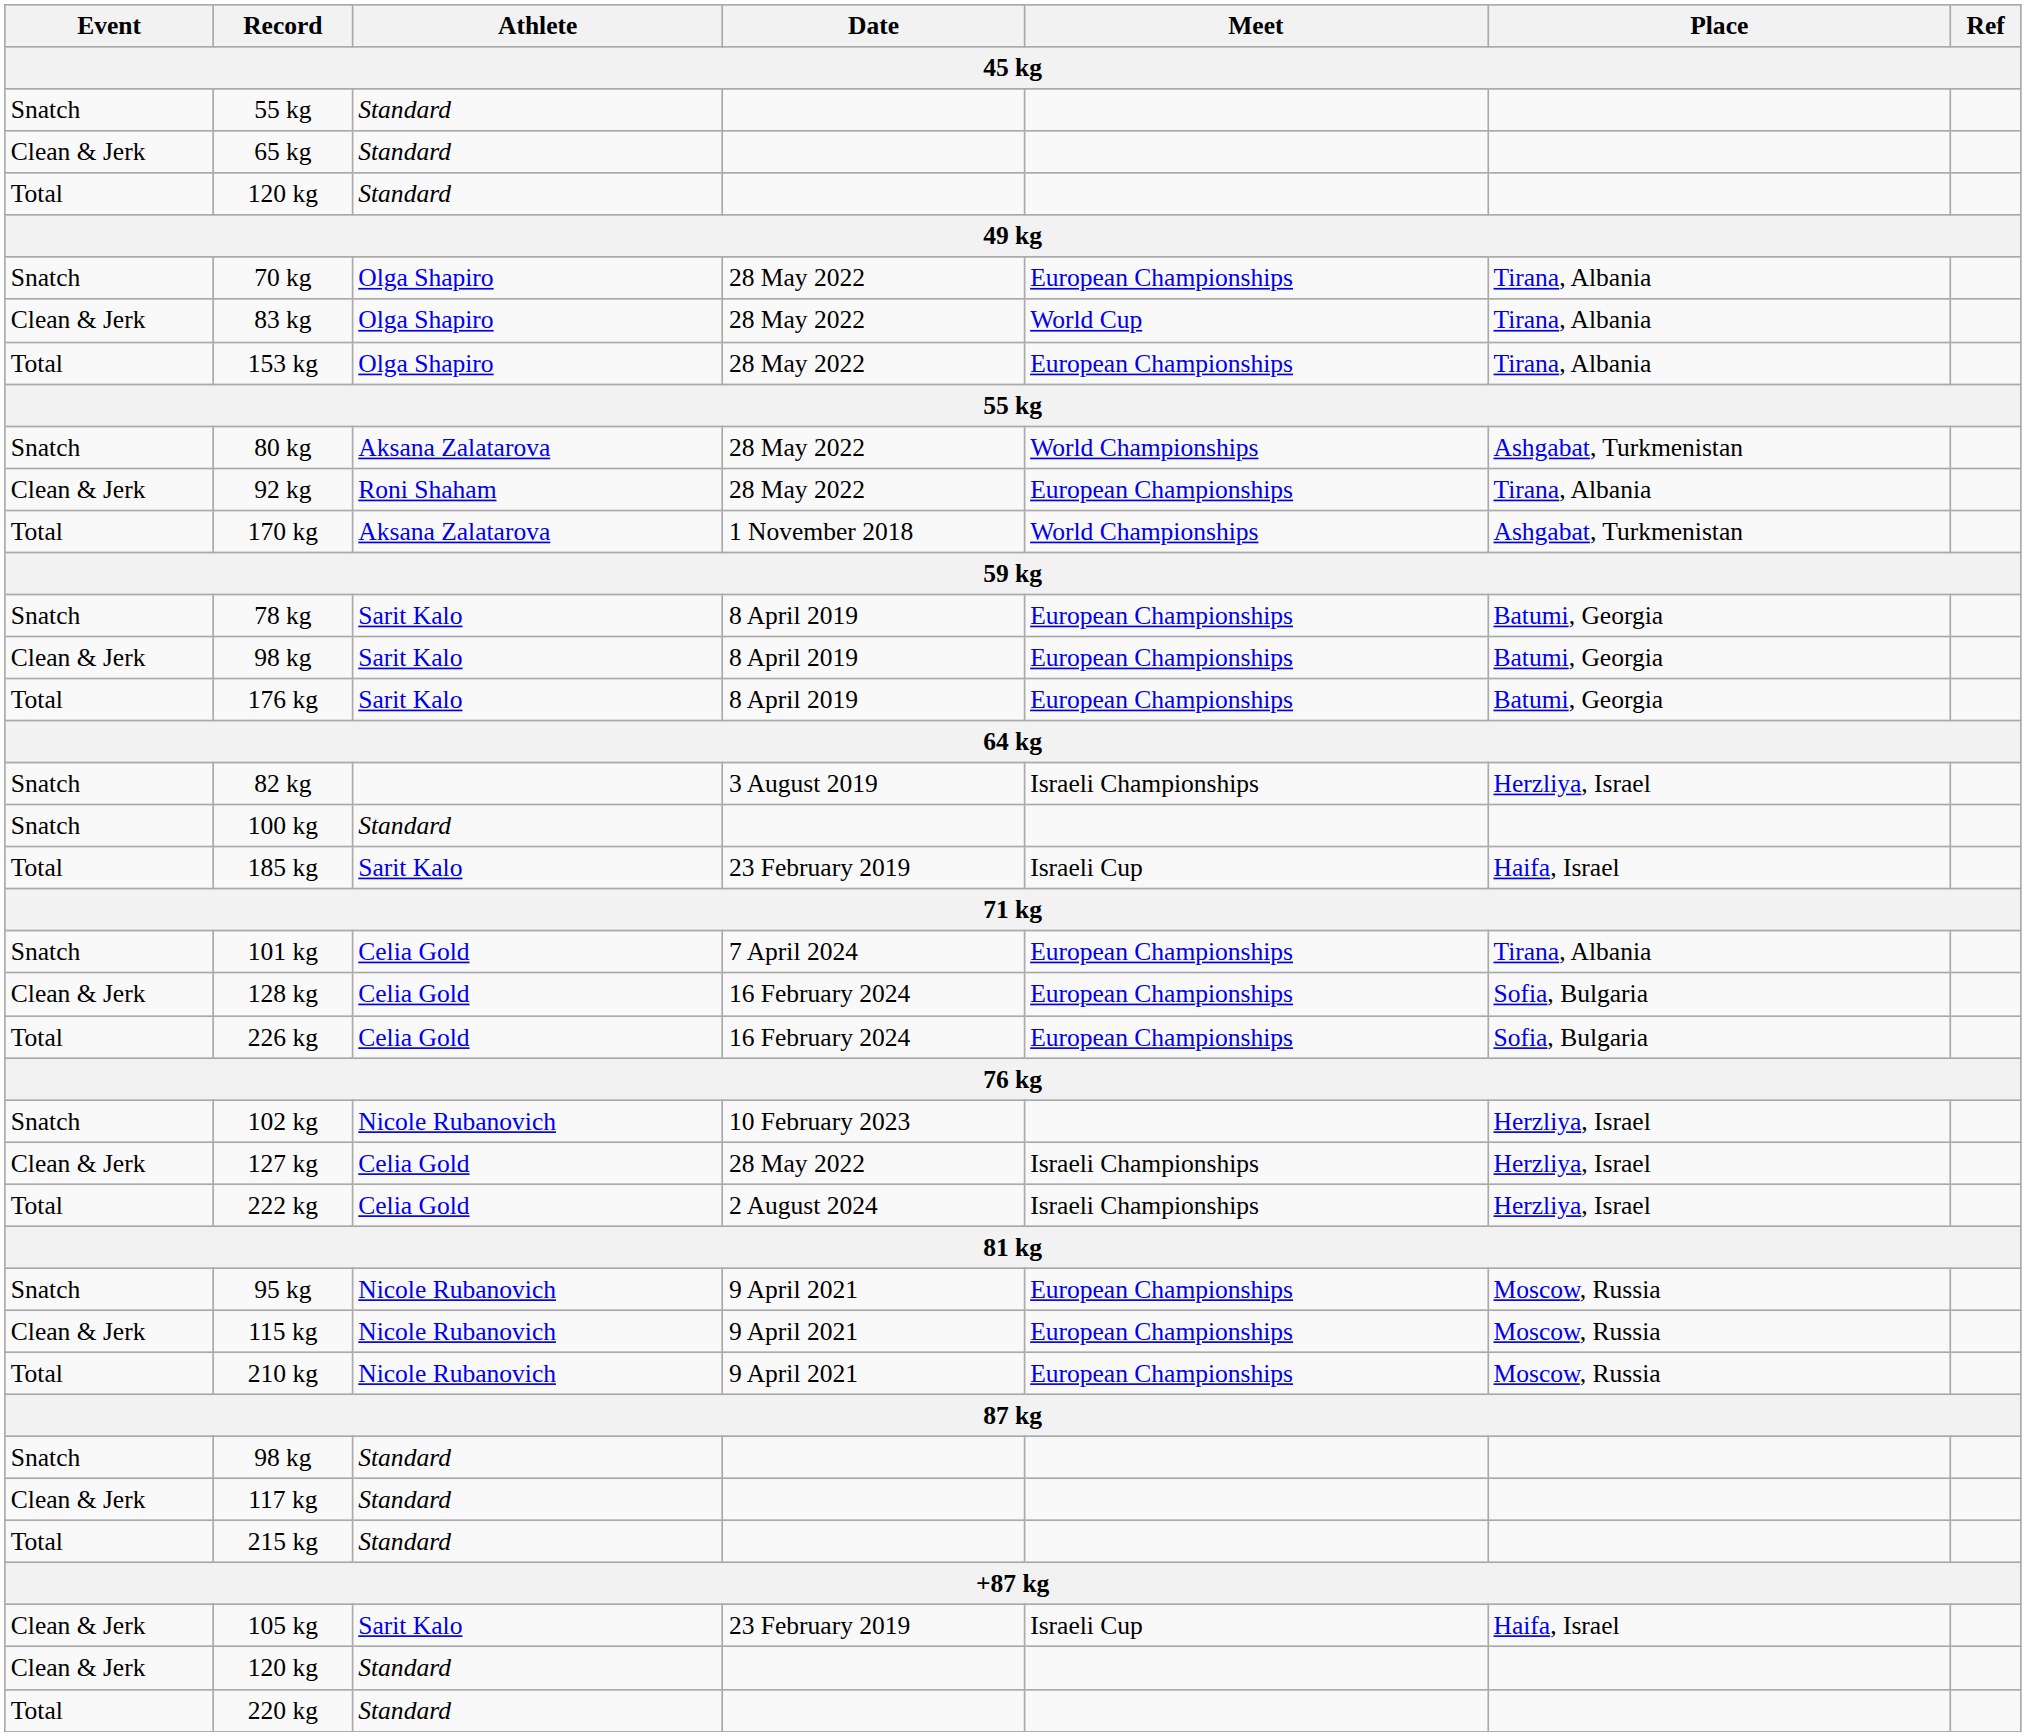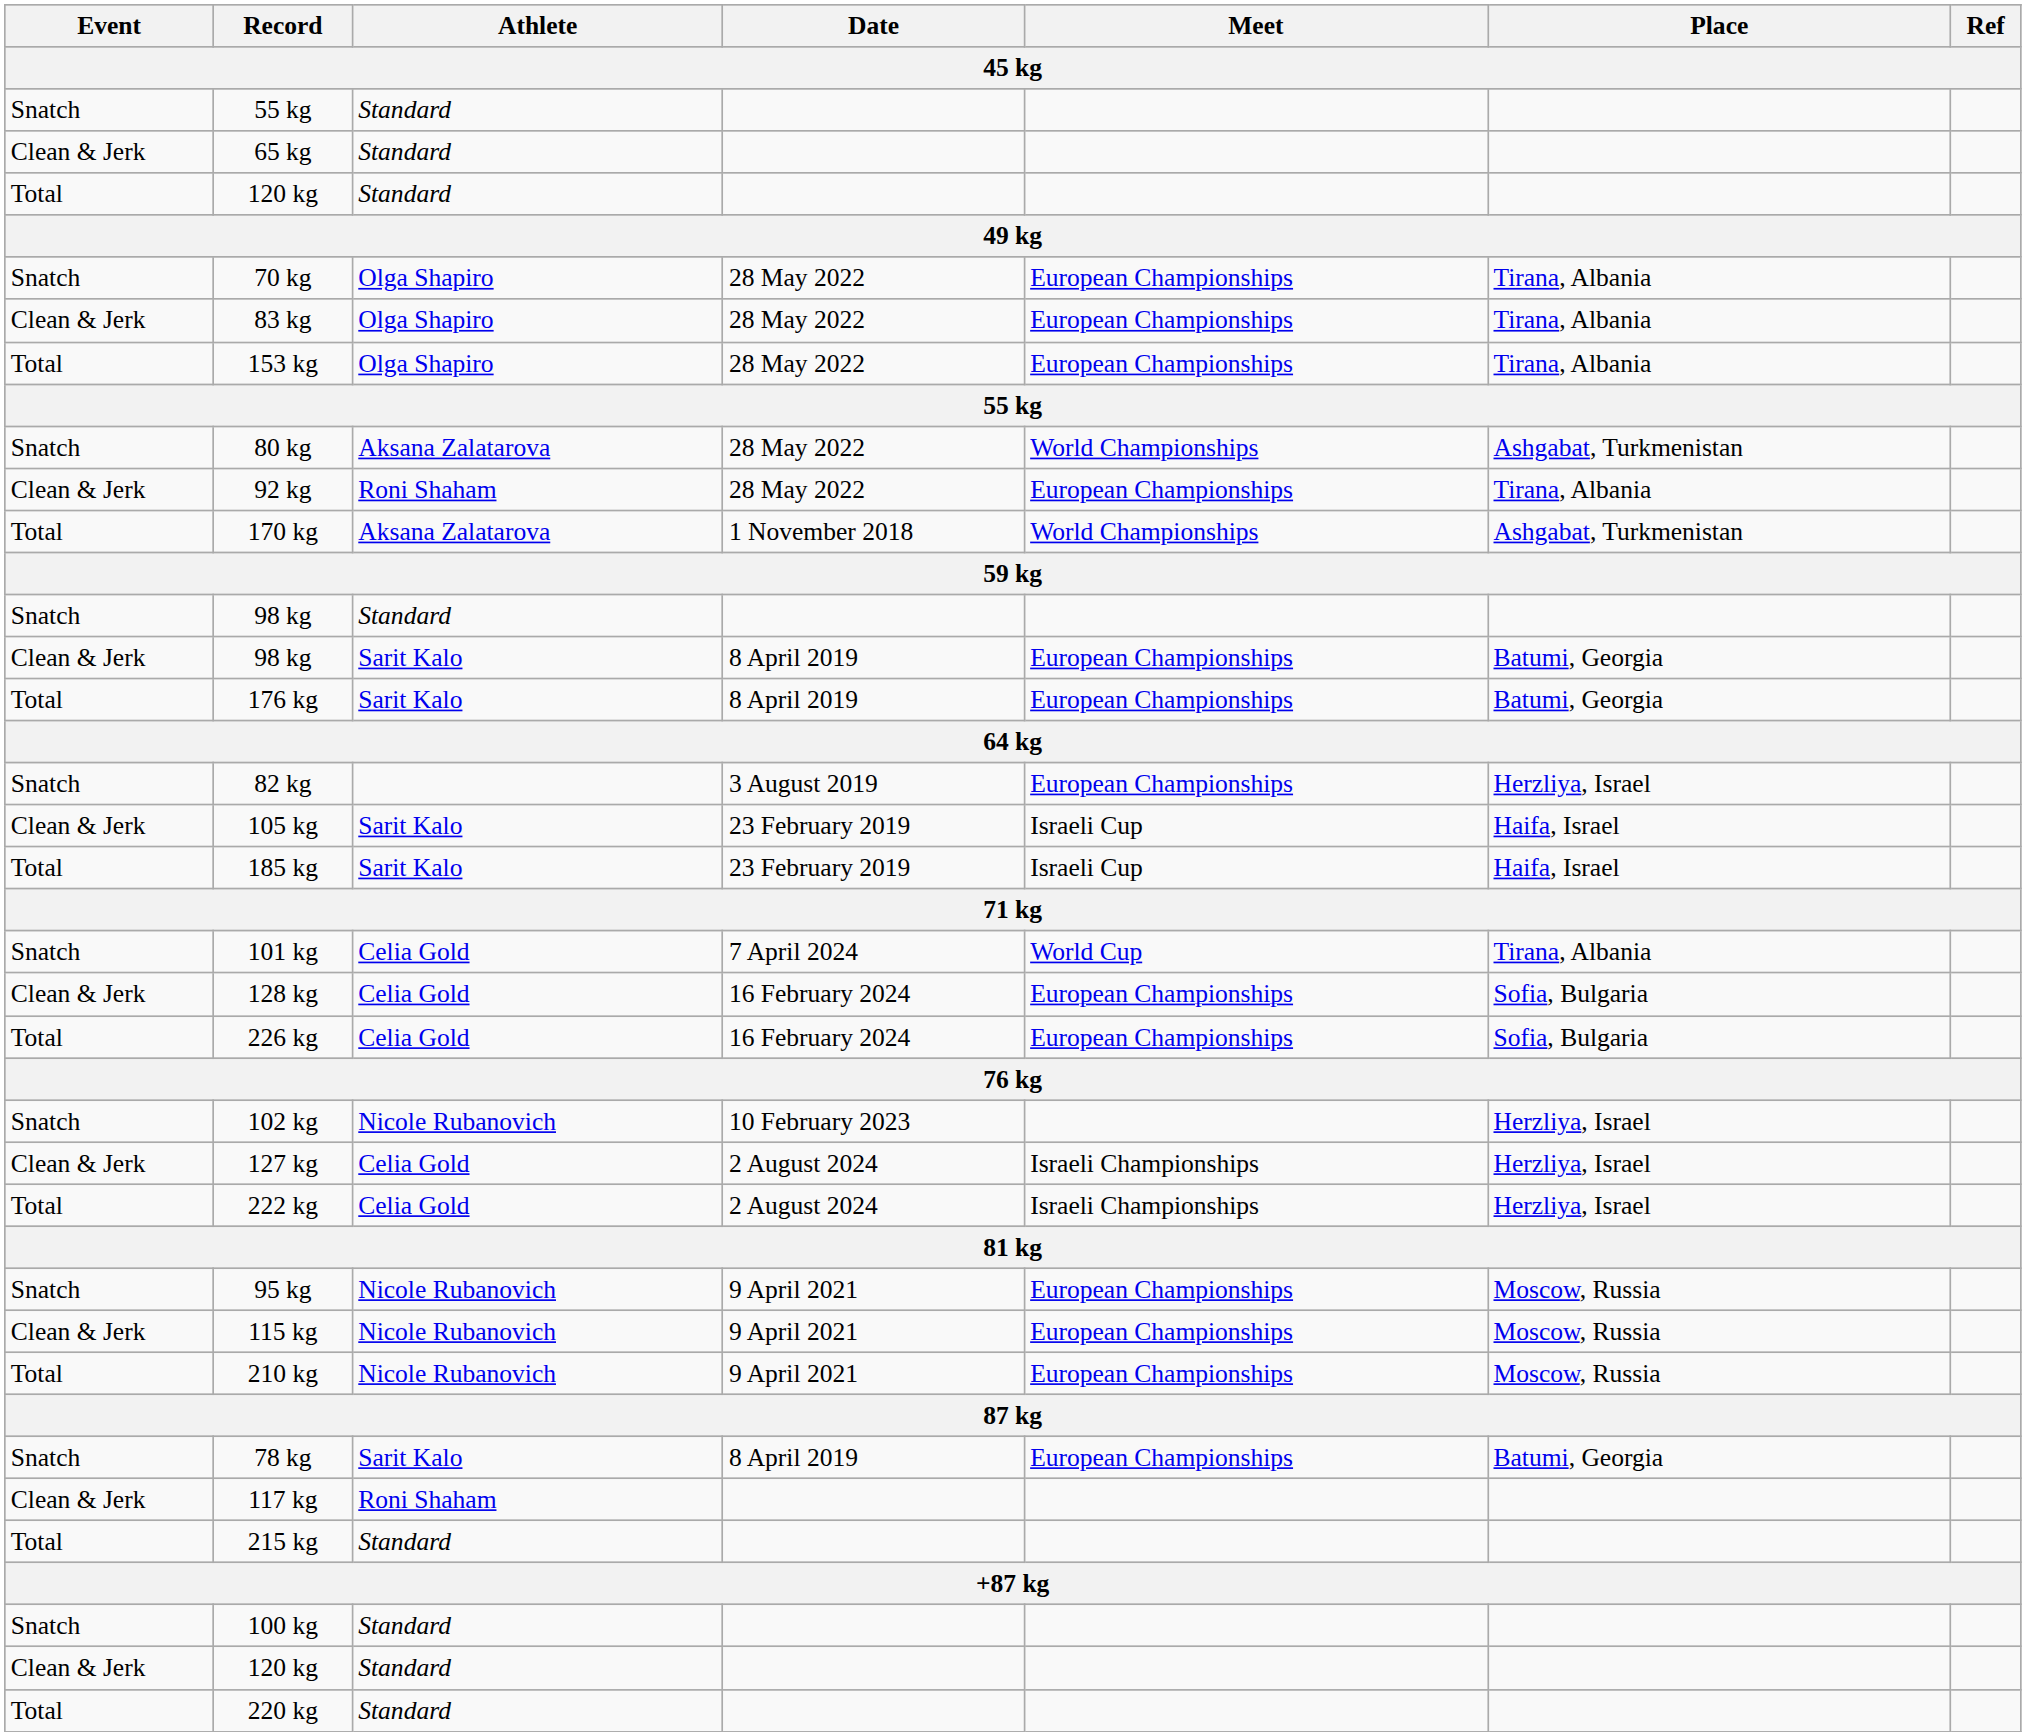(1086, 320) World Cup -> (1162, 320) European Championships
rows swapped: (46, 615) <-> (46, 1457)
(1145, 783) Israeli Championships -> (1162, 783) European Championships
rows swapped: (78, 1625) <-> (46, 825)
(1162, 952) European Championships -> (1086, 952) World Cup
(797, 1162) 28 May 2022 -> (803, 1162) 2 August 2024
(405, 1499) Standard -> (427, 1499) Roni Shaham
